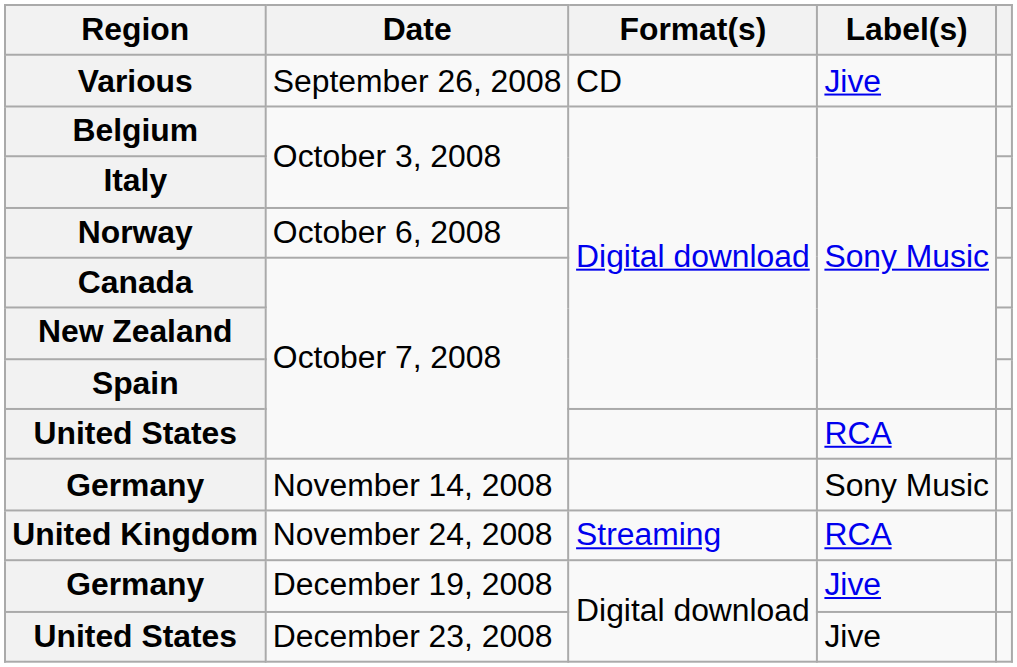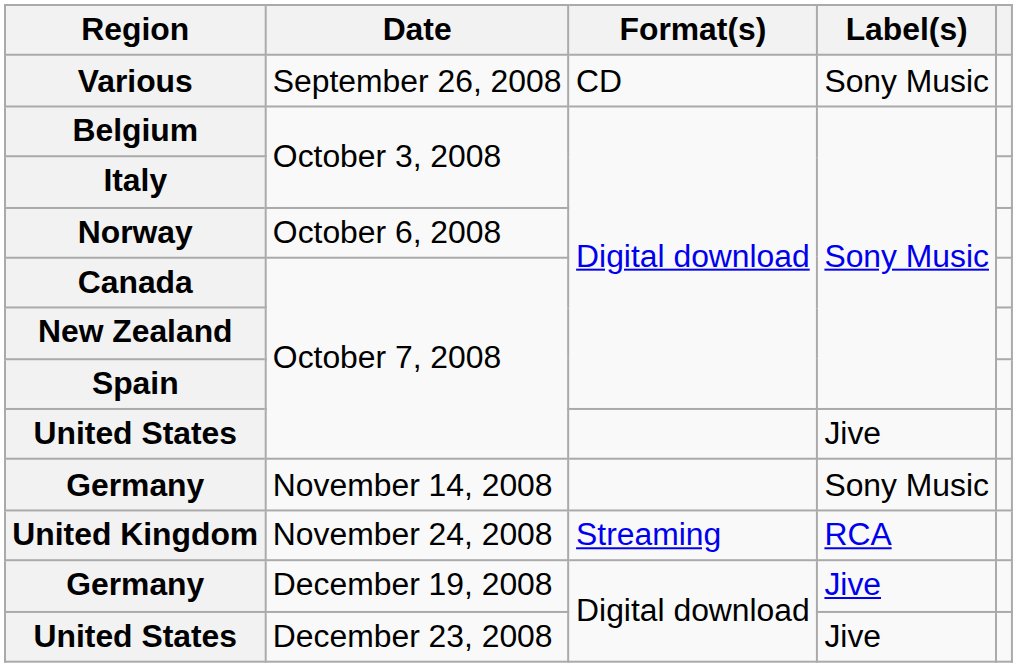(853, 80) Jive -> (907, 80) Sony Music
(858, 433) RCA -> (853, 433) Jive
